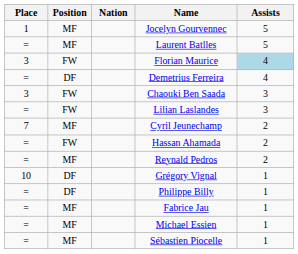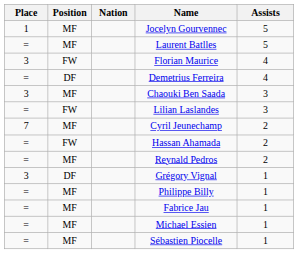(265, 61) lightblue background -> (265, 61) no background
(70, 94) FW -> (70, 94) MF
(26, 175) 10 -> (26, 175) 3
(70, 192) DF -> (70, 192) MF
